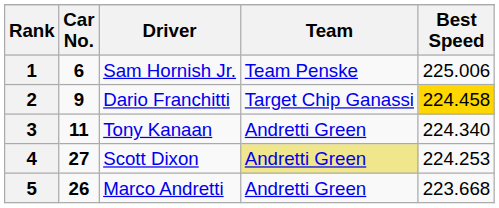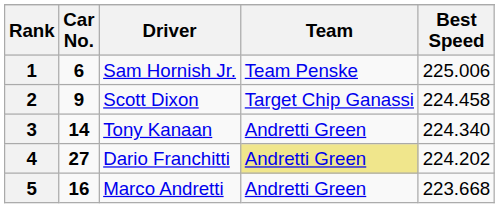(166, 100) Dario Franchitti -> (151, 100) Scott Dixon
(456, 100) gold background -> (456, 100) no background
(79, 129) 11 -> (79, 129) 14
(151, 159) Scott Dixon -> (166, 159) Dario Franchitti
(456, 159) 224.253 -> (456, 159) 224.202
(79, 188) 26 -> (79, 188) 16
